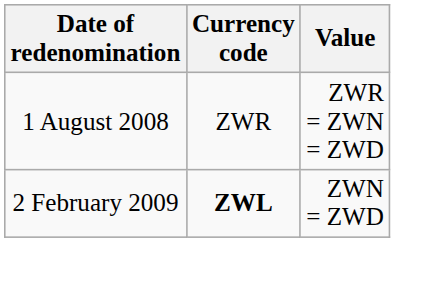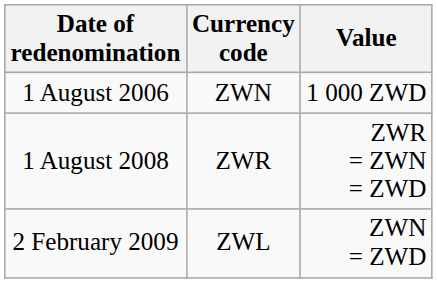+ row: (95, 92)
(243, 203) bold -> (243, 242) normal
